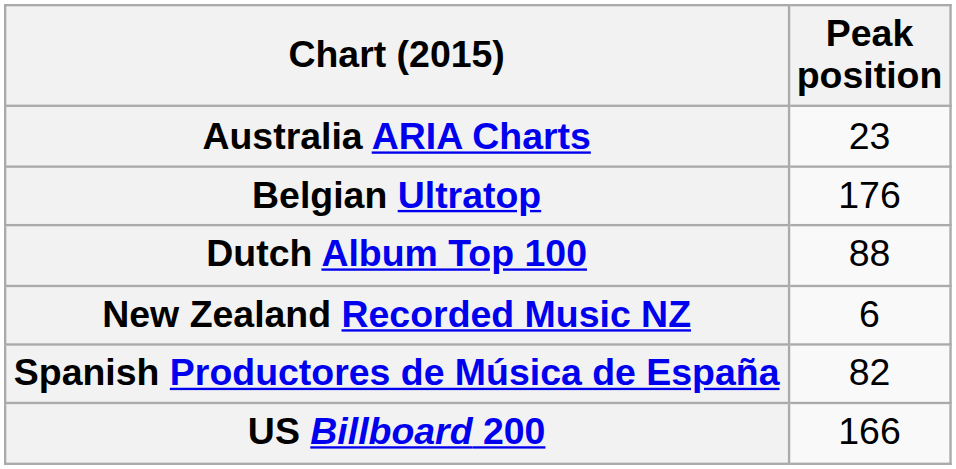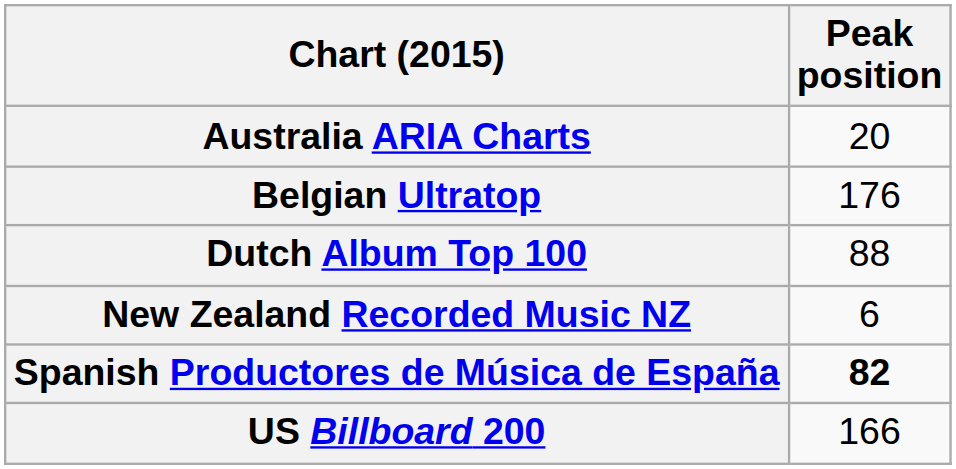(870, 135) 23 -> (870, 135) 20
(870, 373) normal -> (870, 373) bold
